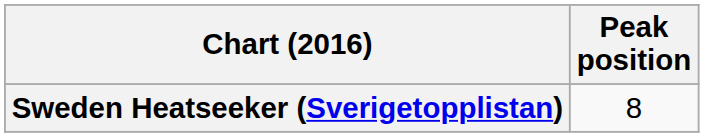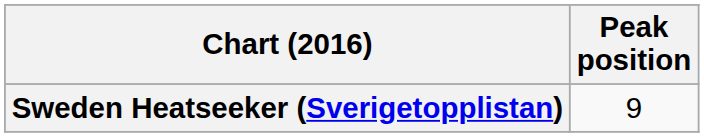(634, 107) 8 -> (634, 107) 9
